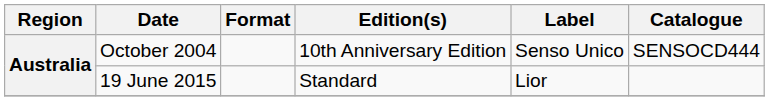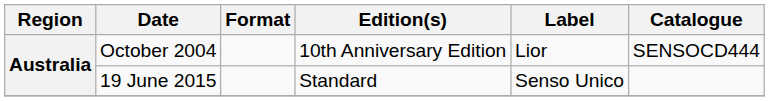(570, 50) Senso Unico -> (531, 50) Lior
(531, 80) Lior -> (570, 80) Senso Unico
